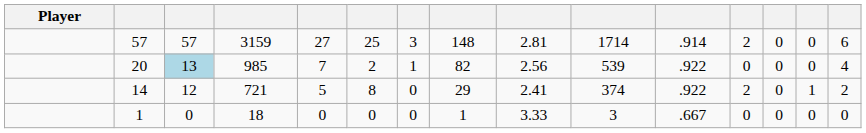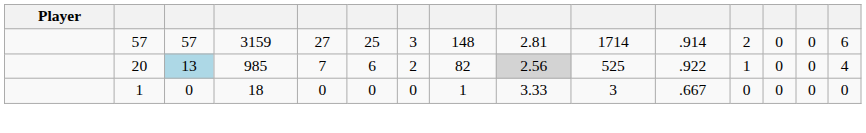(372, 66) 2 -> (372, 66) 6
(413, 66) 1 -> (413, 66) 2
(534, 66) no background -> (534, 66) lightgrey background
(613, 66) 539 -> (613, 66) 525
(747, 66) 0 -> (747, 66) 1
- row: (139, 90)
